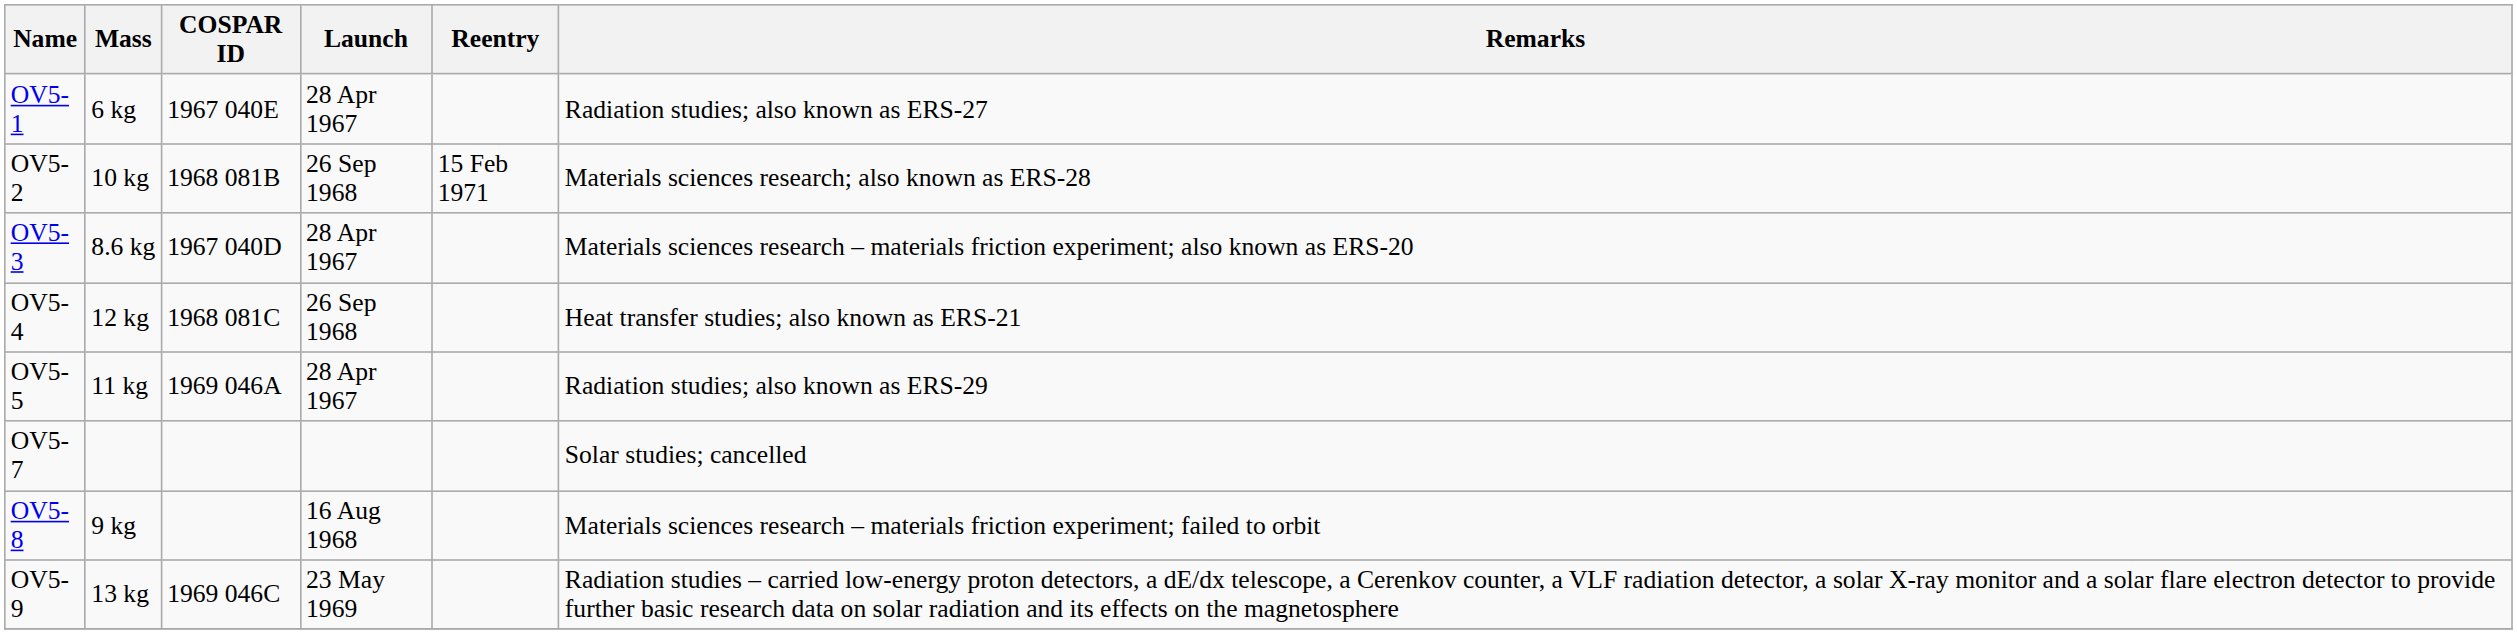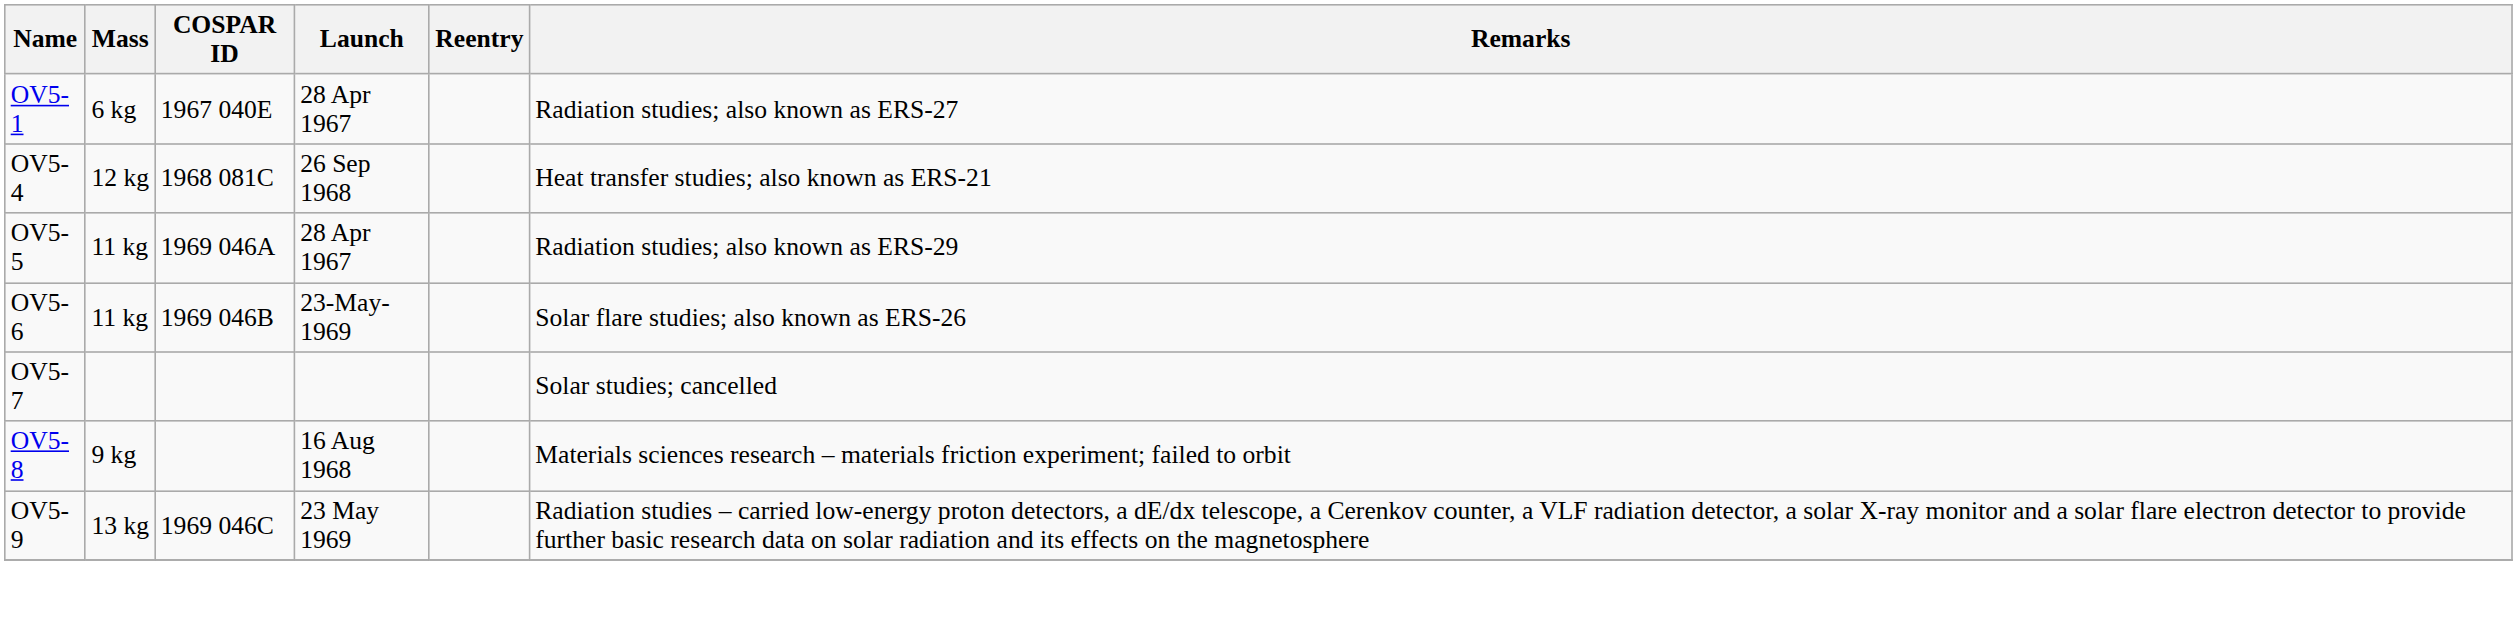- row: (40, 178)
- row: (40, 247)
+ row: (40, 316)
